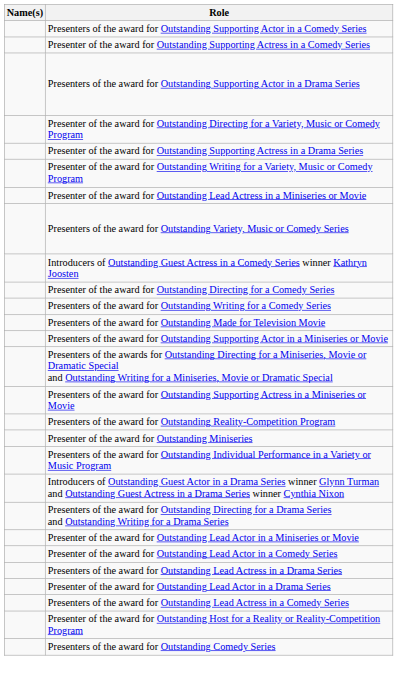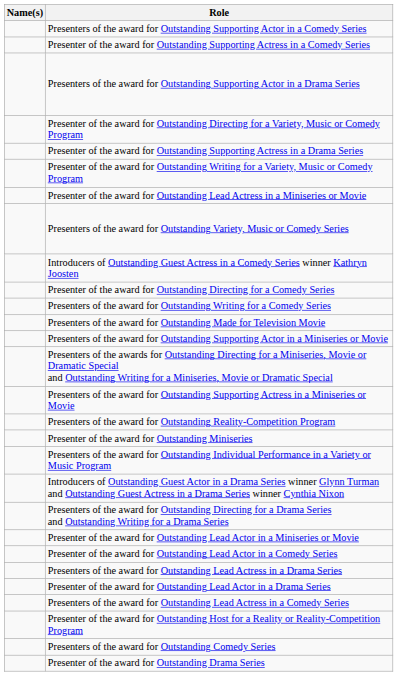+ row: (156, 663)
